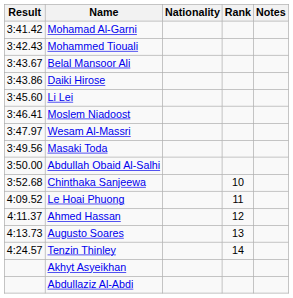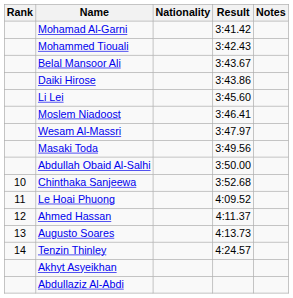columns swapped: (238, 13) <-> (25, 13)
